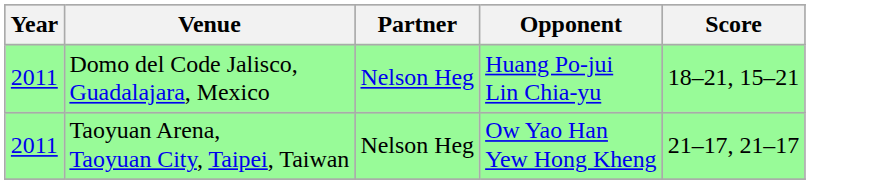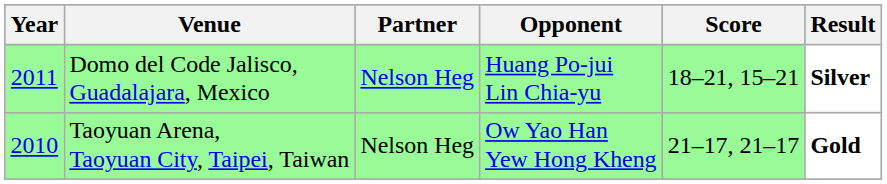+ column: (843, 24)
(34, 145) 2011 -> (34, 145) 2010
